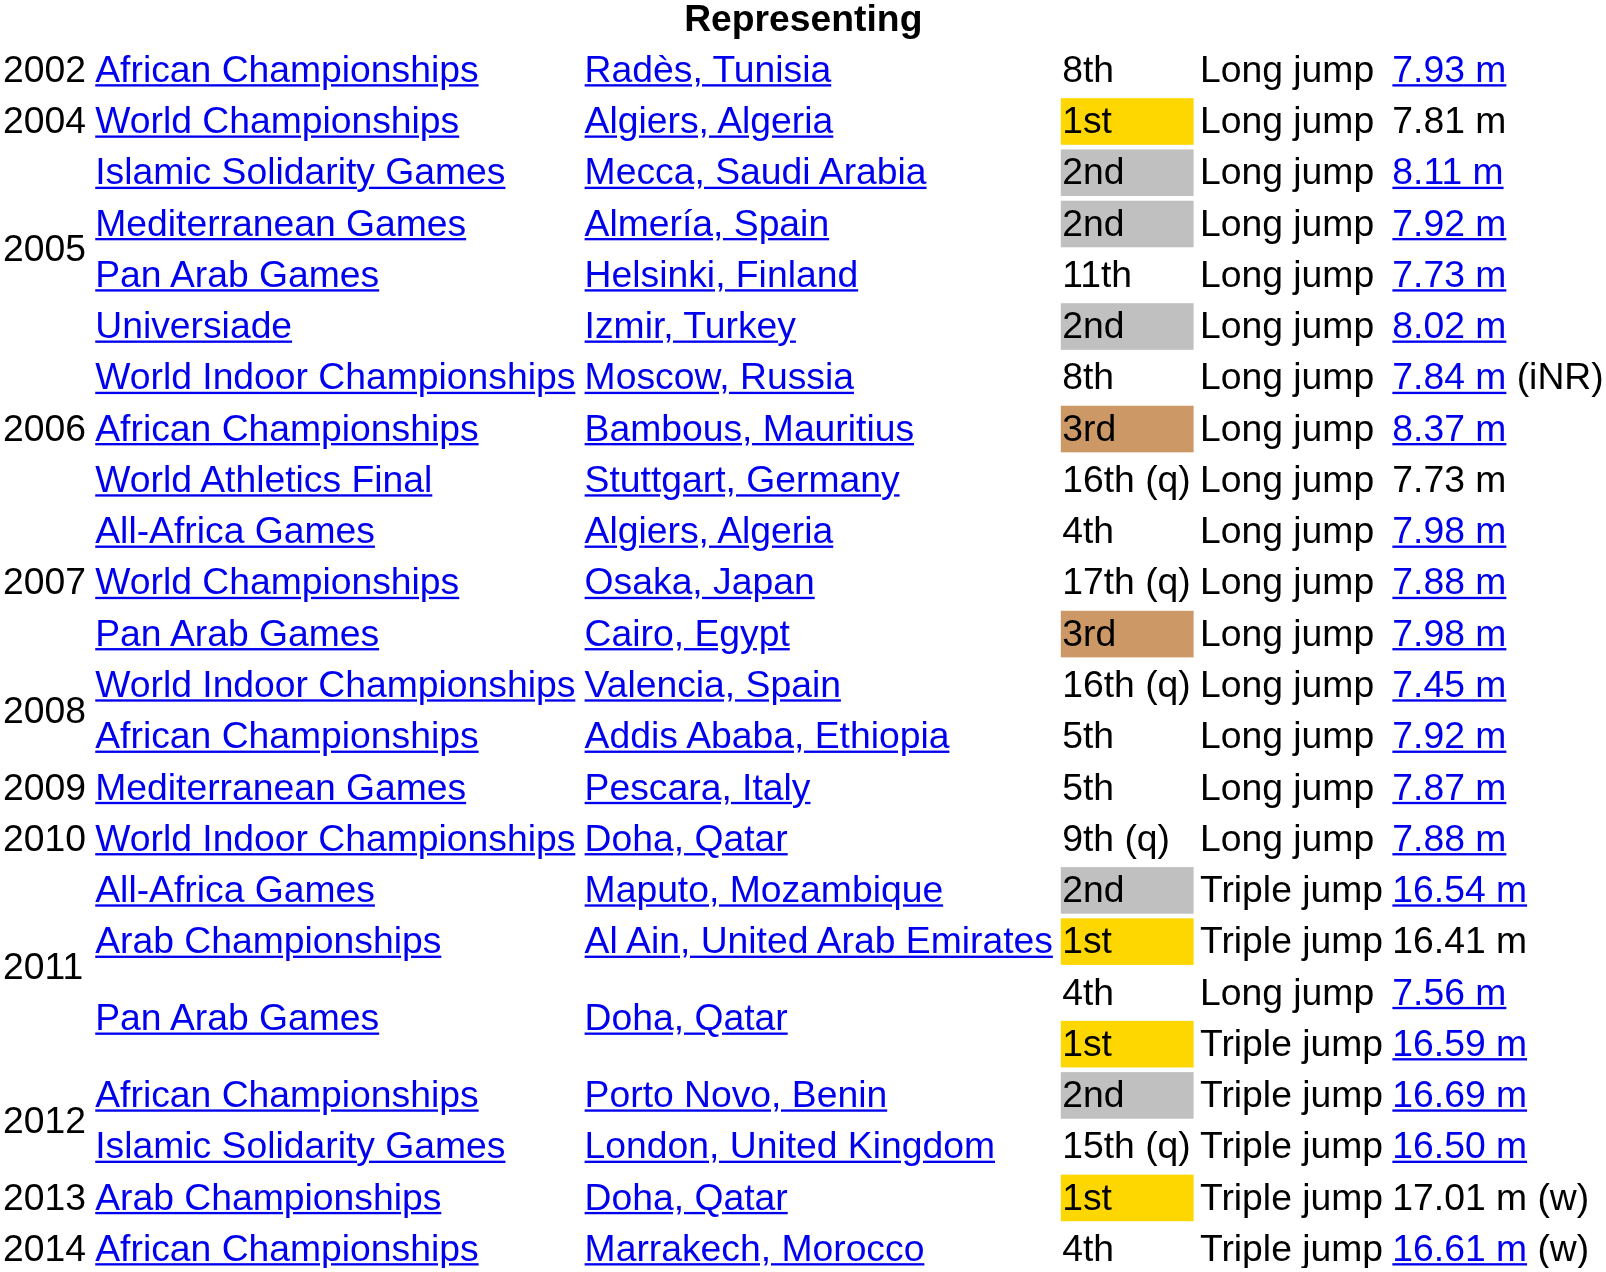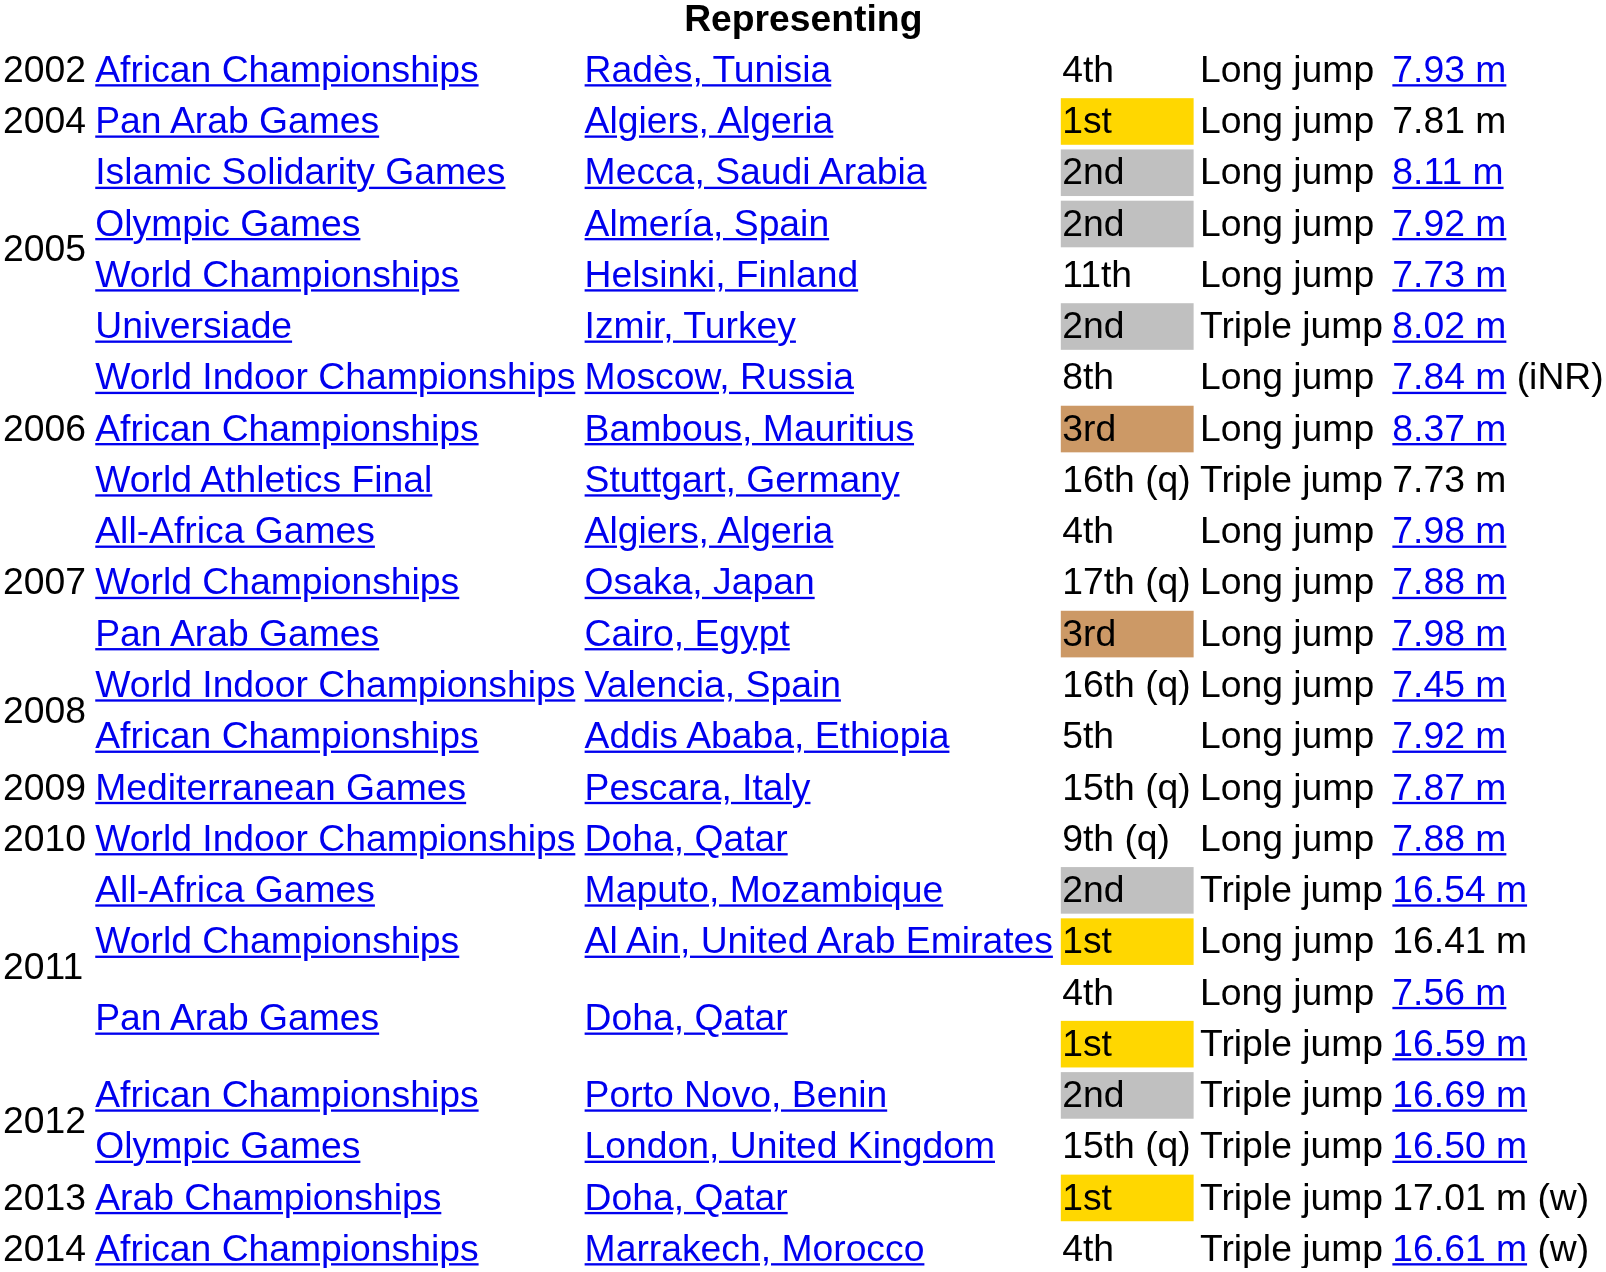(1088, 69) 8th -> (1088, 69) 4th
(277, 120) World Championships -> (237, 120) Pan Arab Games
(281, 223) Mediterranean Games -> (228, 223) Olympic Games
(237, 274) Pan Arab Games -> (277, 274) World Championships
(1287, 325) Long jump -> (1292, 325) Triple jump
(1287, 479) Long jump -> (1292, 479) Triple jump
(1088, 787) 5th -> (1126, 787) 15th (q)
(268, 940) Arab Championships -> (277, 940) World Championships
(1292, 940) Triple jump -> (1287, 940) Long jump
(300, 1146) Islamic Solidarity Games -> (228, 1146) Olympic Games
